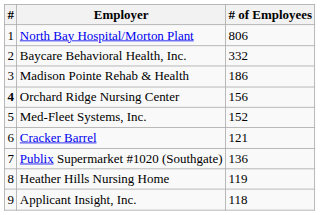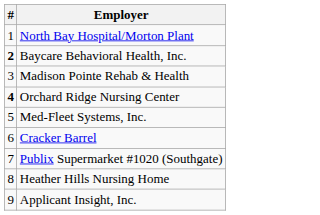- column: (270, 14)
(11, 55) normal -> (11, 55) bold
